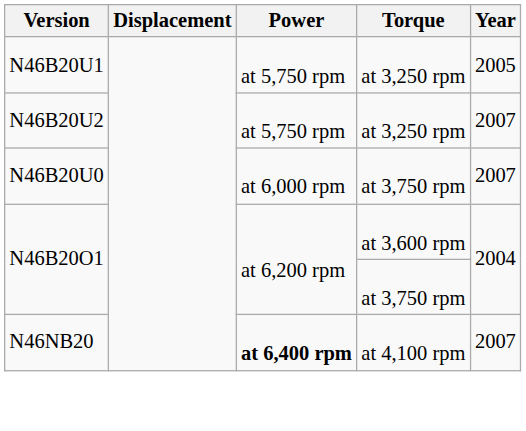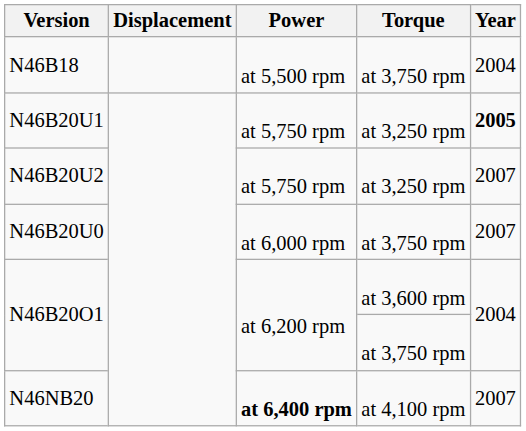+ row: (44, 64)
(495, 64) normal -> (495, 120) bold
